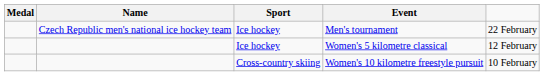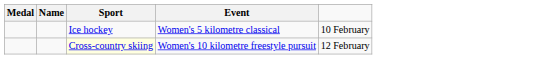- row: (361, 29)
(513, 46) 12 February -> (345, 29) 10 February
(278, 63) no background -> (111, 46) lightyellow background
(513, 63) 10 February -> (345, 46) 12 February
